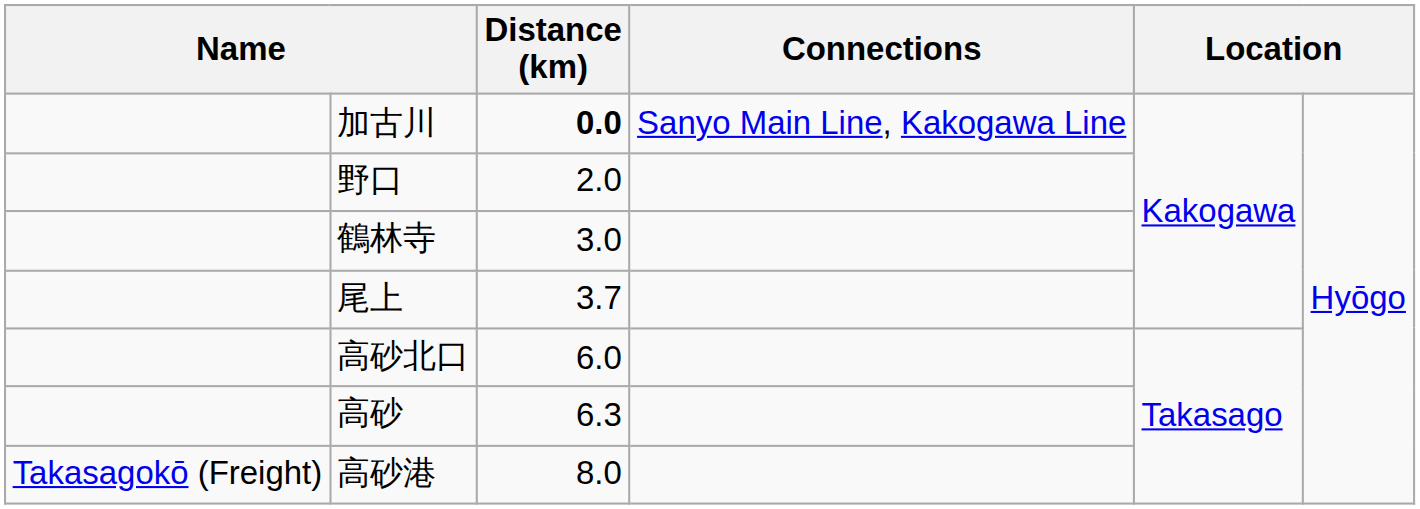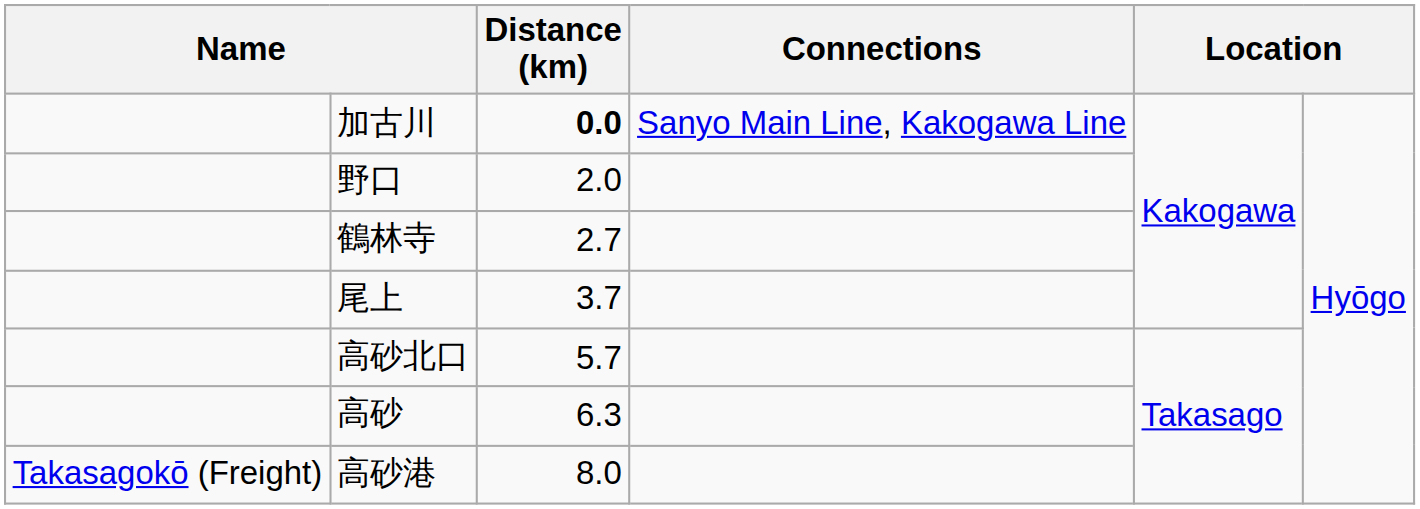(599, 239) 3.0 -> (599, 239) 2.7
(599, 356) 6.0 -> (599, 356) 5.7
